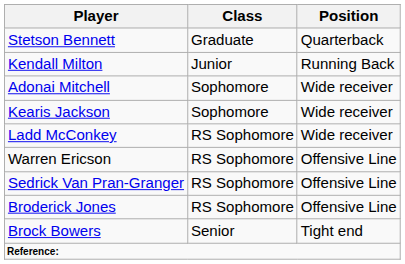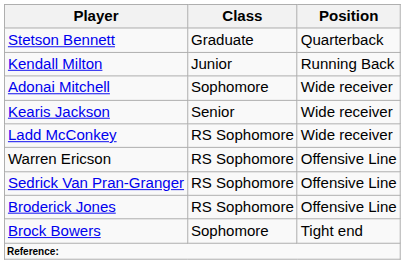(230, 111) Sophomore -> (213, 111) Senior
(213, 231) Senior -> (230, 231) Sophomore
